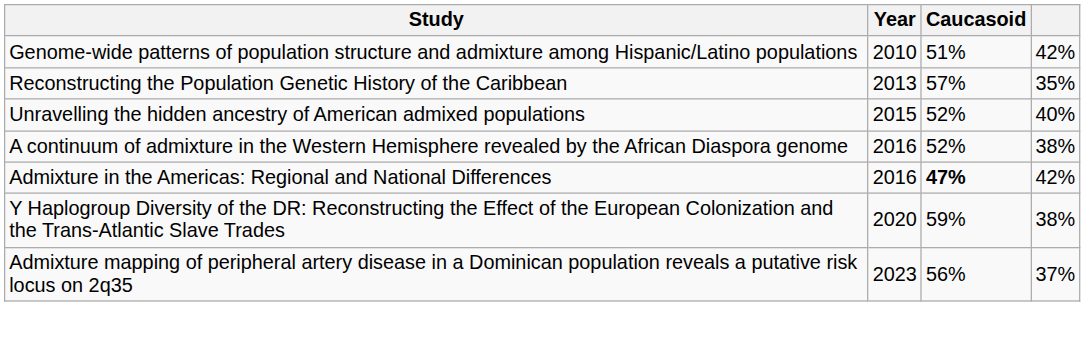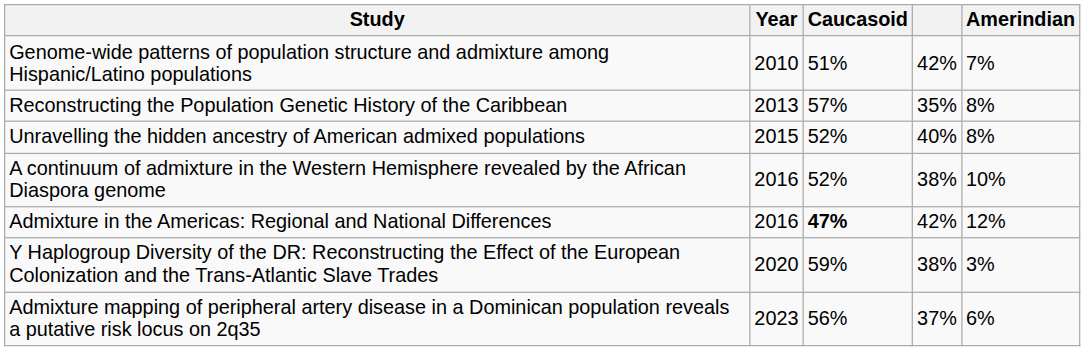+ column: (1021, 20)
